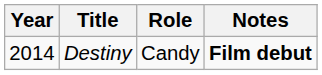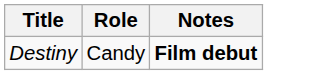- column: (32, 20)
